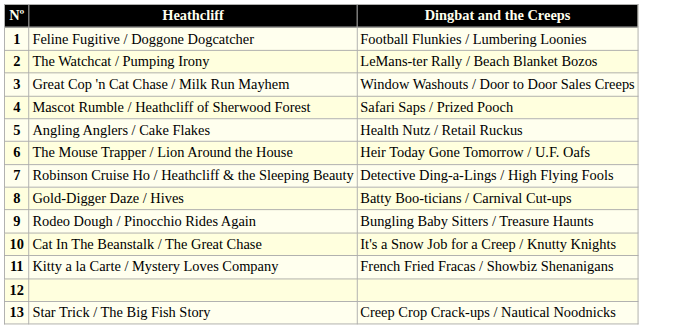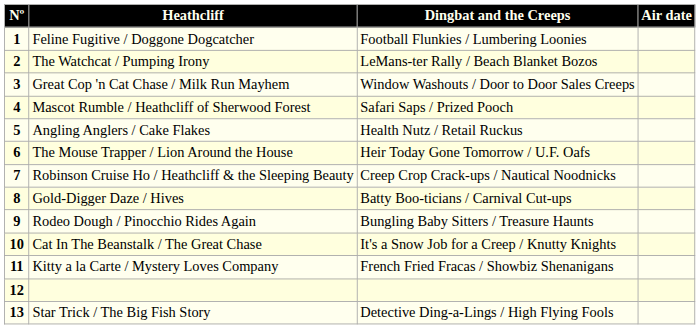+ column: (667, 15)
(487, 175) Detective Ding-a-Lings / High Flying Fools -> (488, 175) Creep Crop Crack-ups / Nautical Noodnicks
(488, 312) Creep Crop Crack-ups / Nautical Noodnicks -> (487, 312) Detective Ding-a-Lings / High Flying Fools
